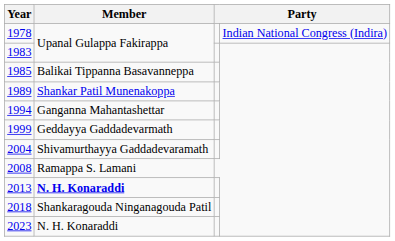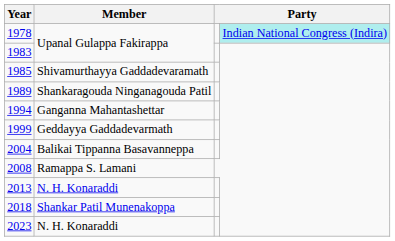(305, 33) no background -> (305, 33) paleturquoise background
(115, 71) Balikai Tippanna Basavanneppa -> (123, 71) Shivamurthayya Gaddadevaramath
(106, 91) Shankar Patil Munenakoppa -> (124, 91) Shankaragouda Ninganagouda Patil
(123, 149) Shivamurthayya Gaddadevaramath -> (115, 149) Balikai Tippanna Basavanneppa
(81, 187) bold -> (78, 187) normal
(124, 206) Shankaragouda Ninganagouda Patil -> (106, 206) Shankar Patil Munenakoppa
